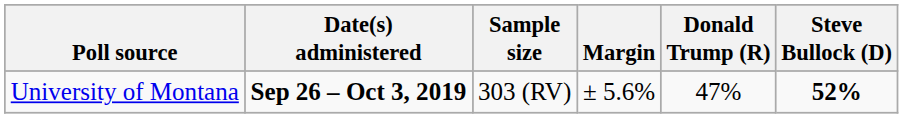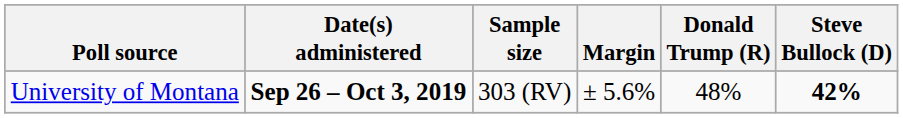(718, 91) 47% -> (718, 91) 48%
(837, 91) 52% -> (837, 91) 42%
